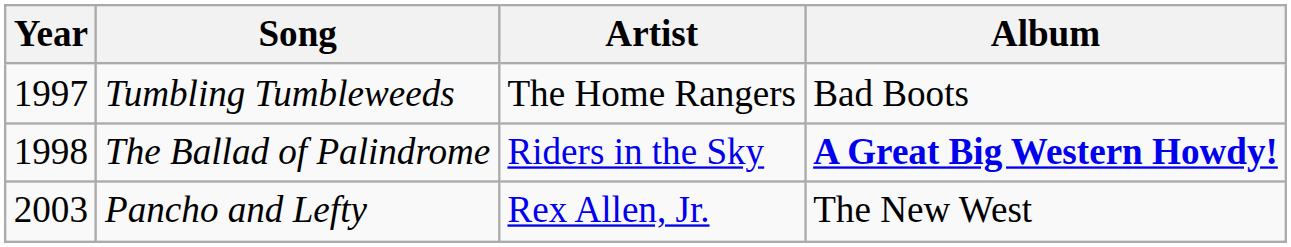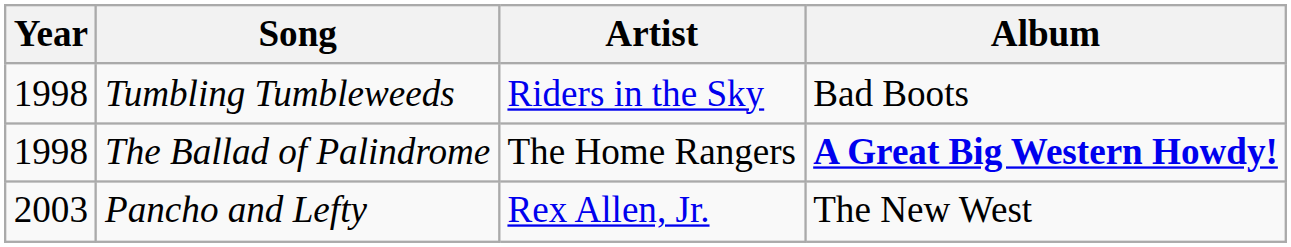(51, 92) 1997 -> (51, 92) 1998
(652, 92) The Home Rangers -> (636, 92) Riders in the Sky
(636, 151) Riders in the Sky -> (652, 151) The Home Rangers
